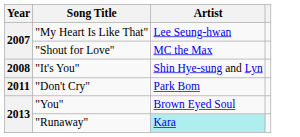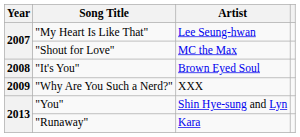(208, 68) Shin Hye-sung and Lyn -> (219, 68) Brown Eyed Soul
+ row: (104, 86)
- row: (63, 86)
(194, 104) Brown Eyed Soul -> (233, 104) Shin Hye-sung and Lyn
(165, 123) paleturquoise background -> (189, 123) no background
